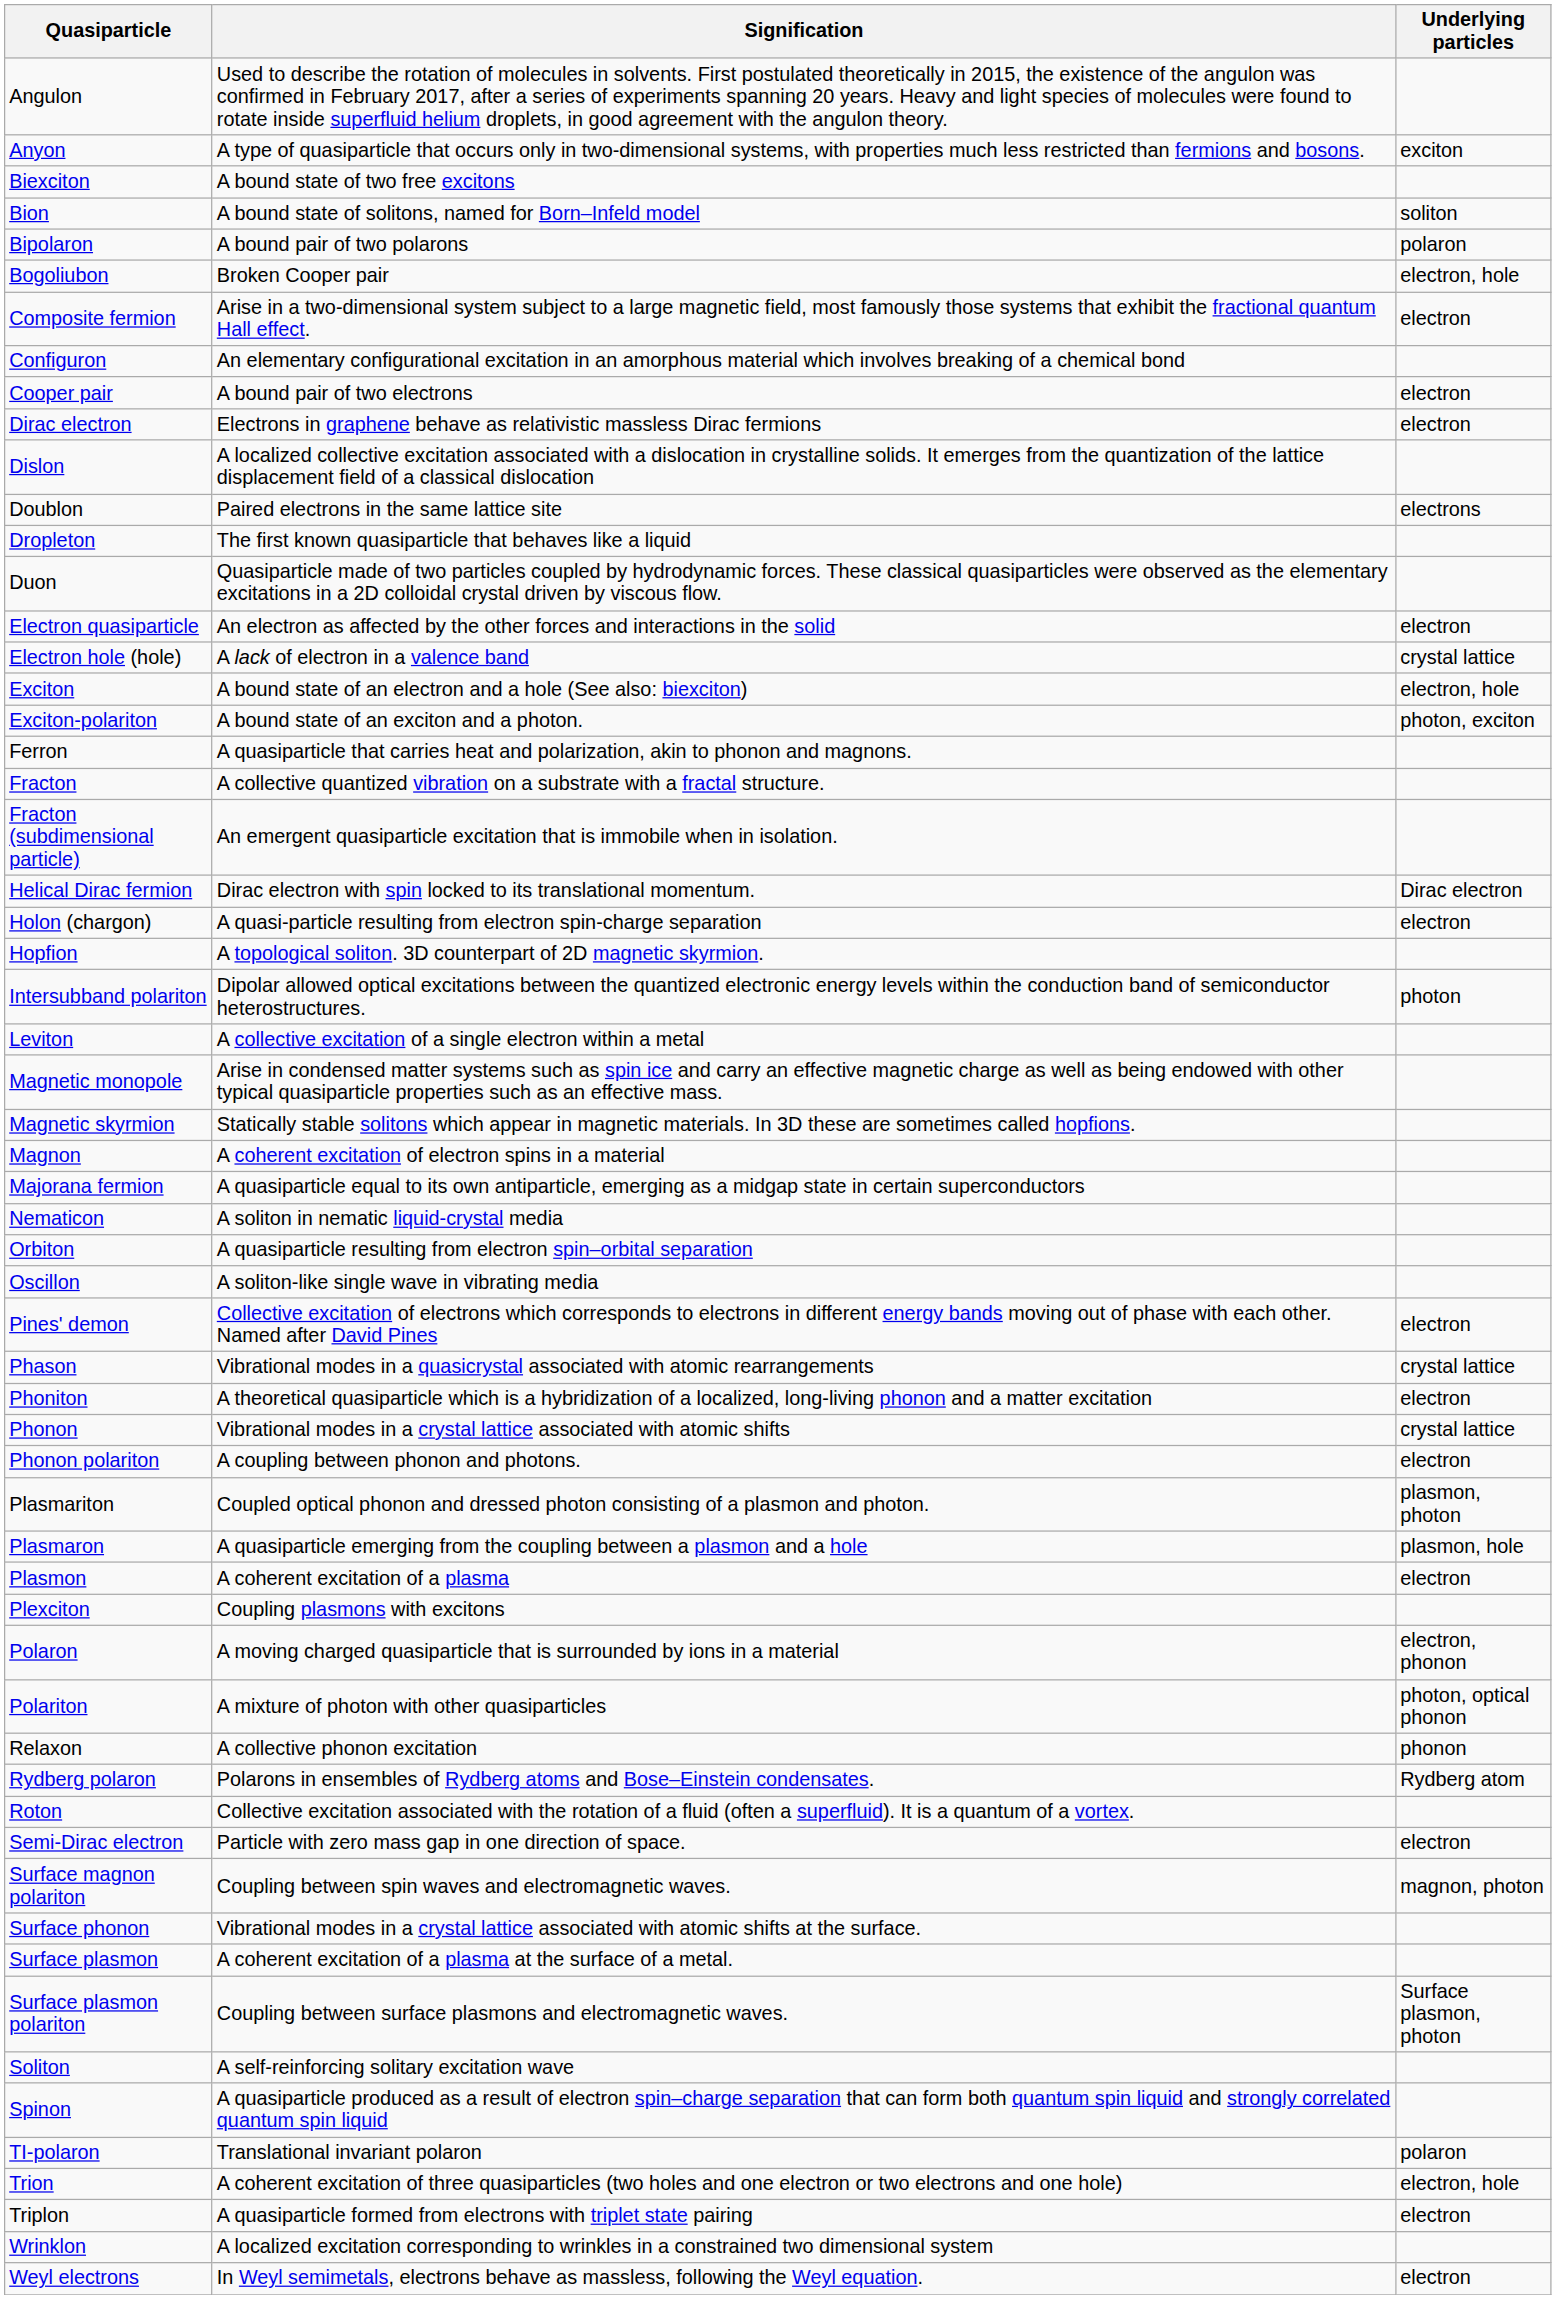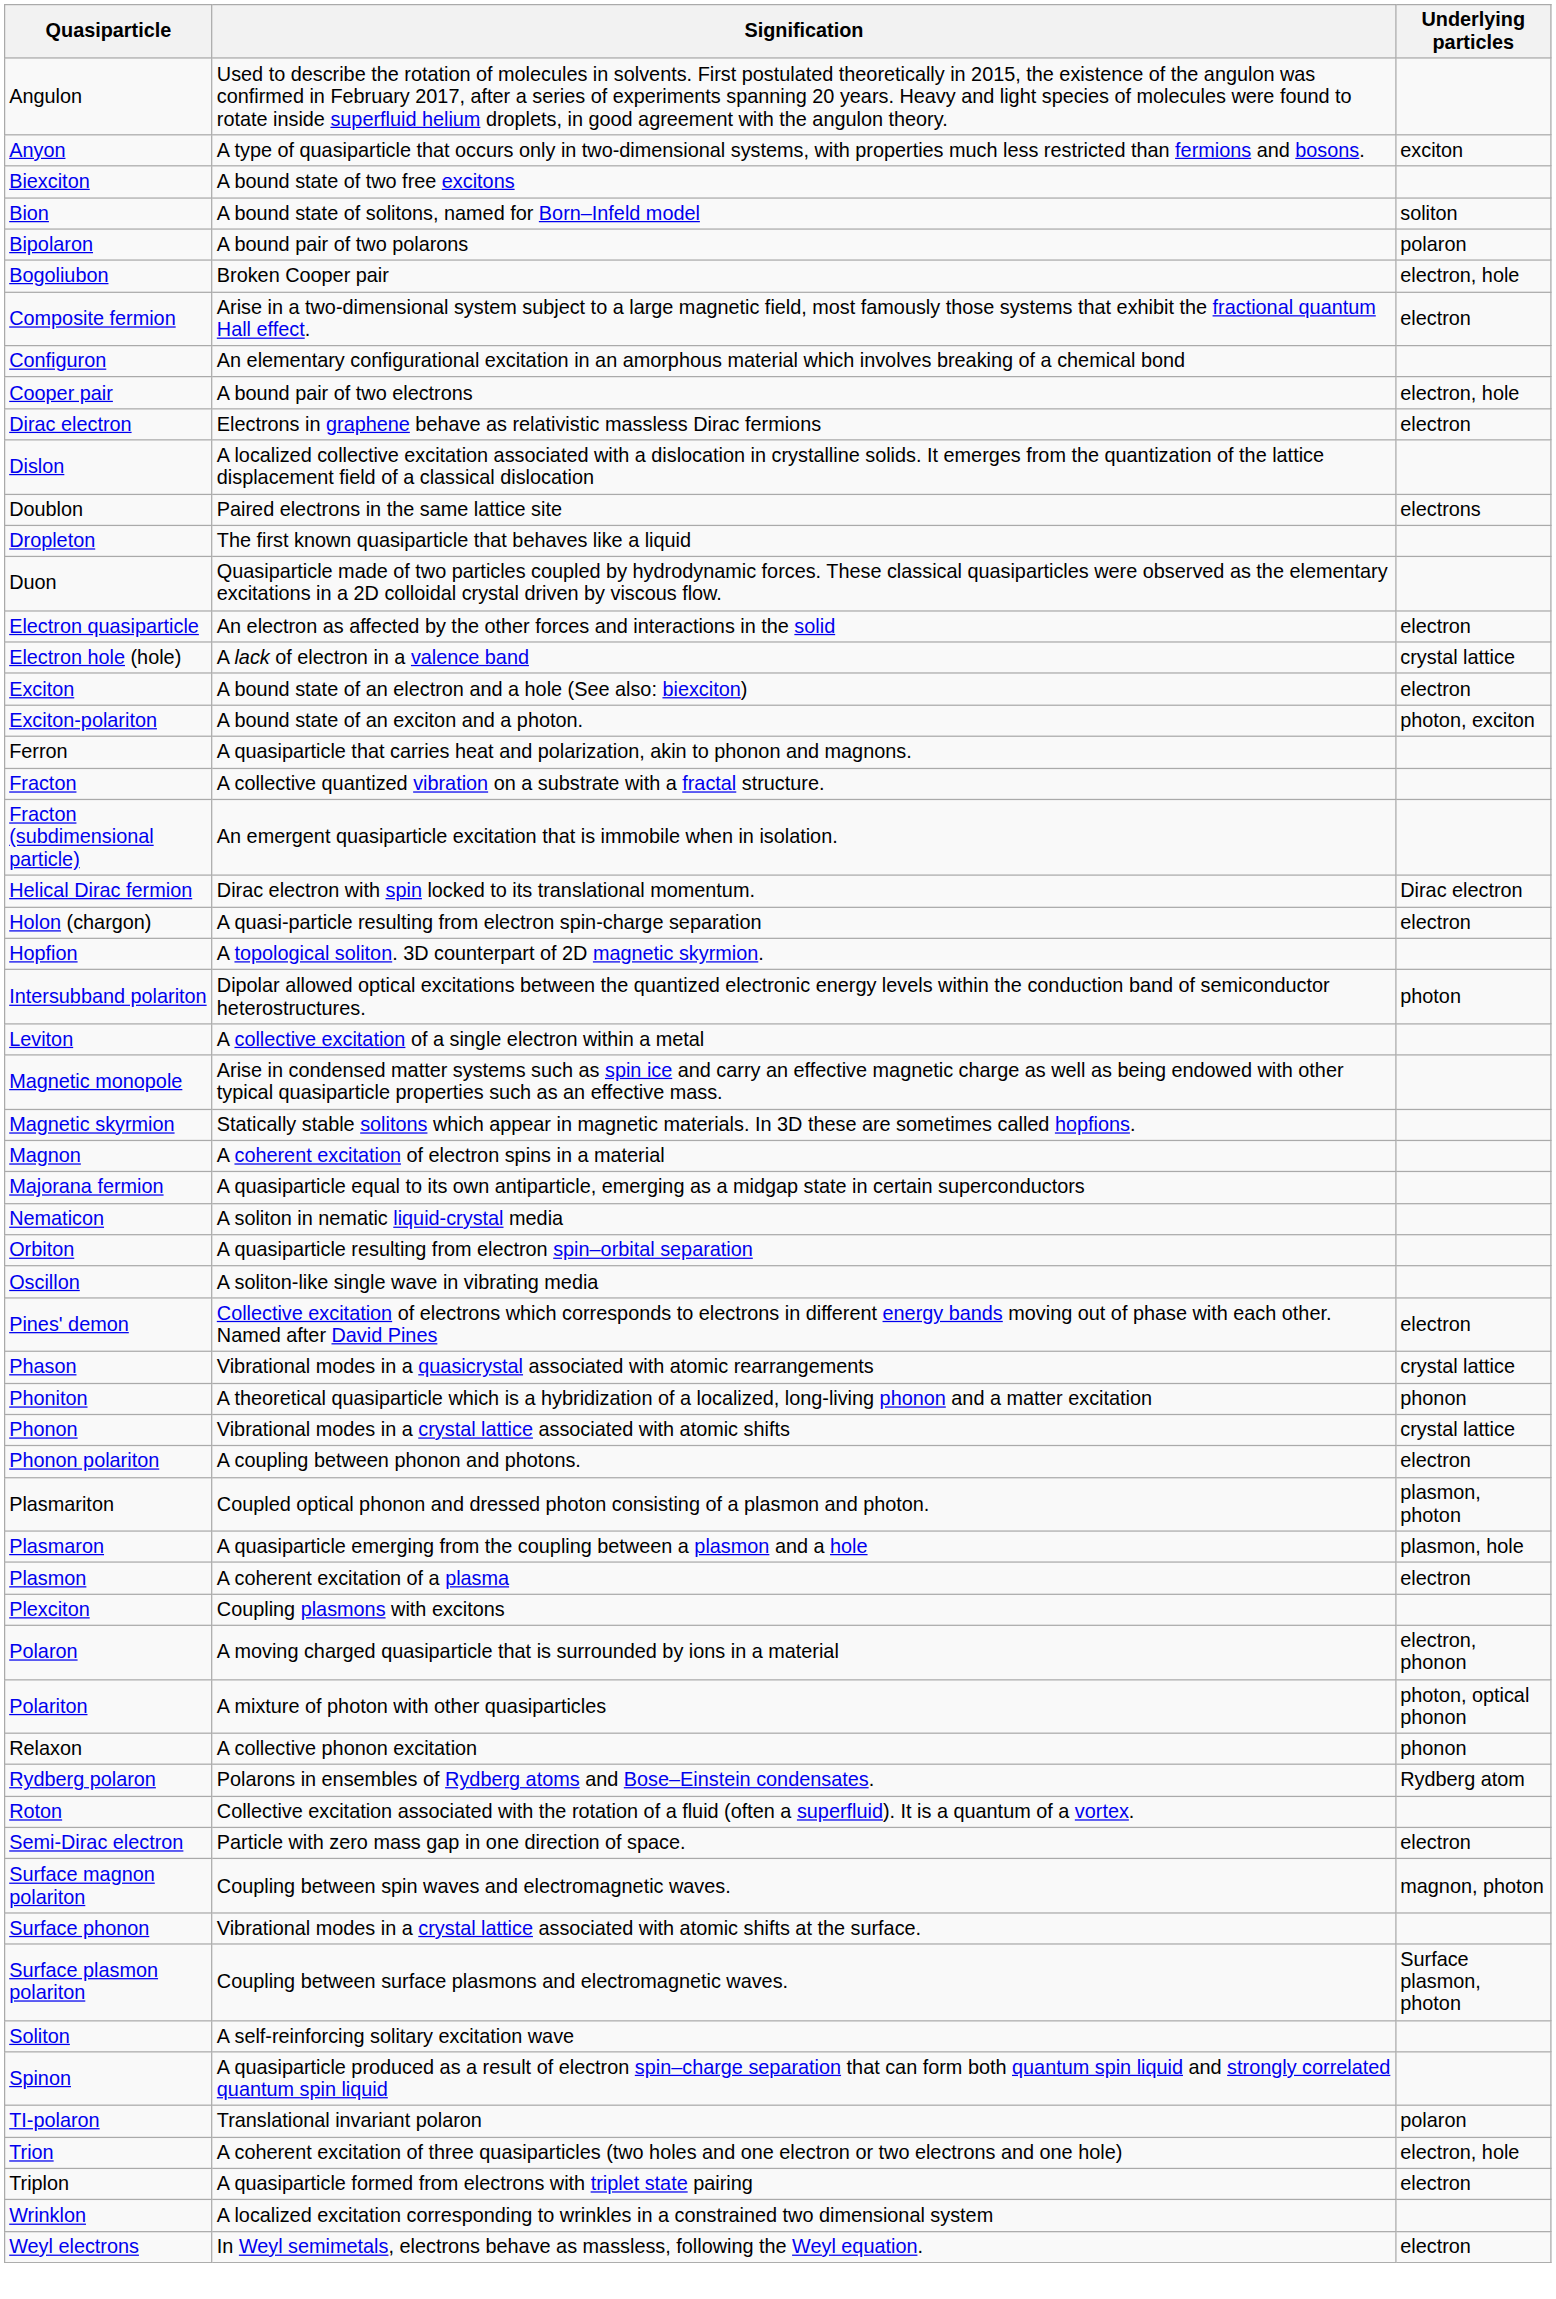(1436, 392) electron -> (1460, 392) electron, hole
(1460, 689) electron, hole -> (1436, 689) electron
(1436, 1398) electron -> (1433, 1398) phonon
- row: (84, 1959)
